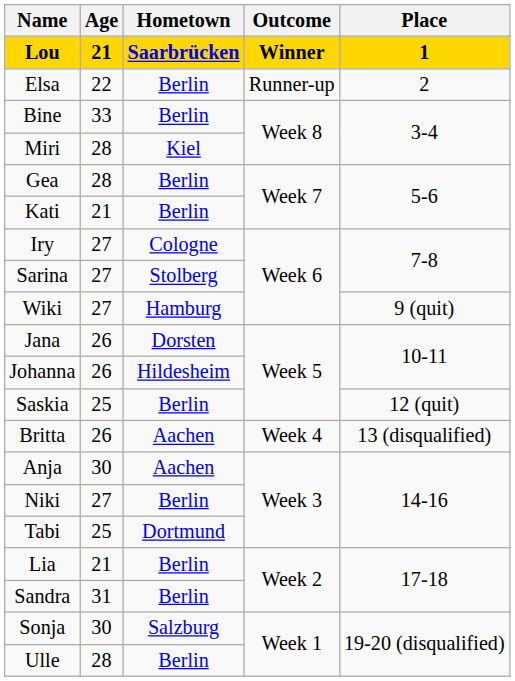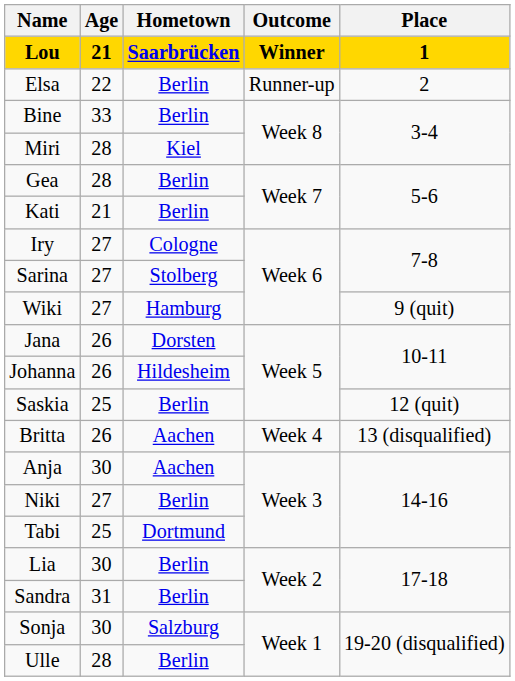(101, 564) 21 -> (101, 564) 30
